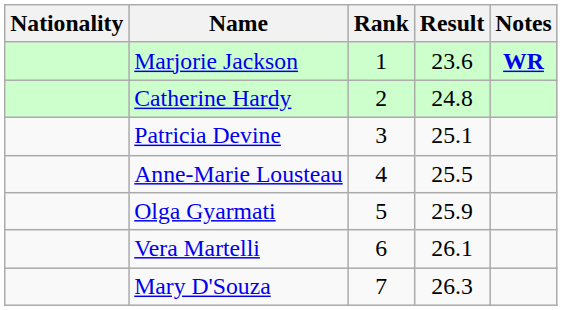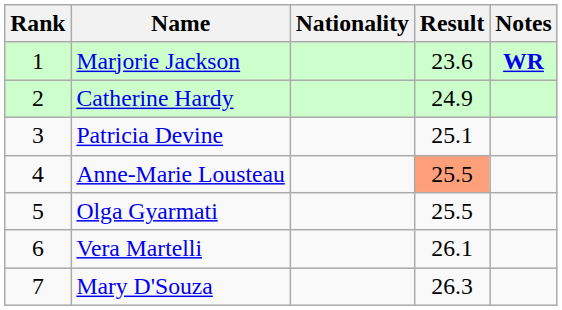columns swapped: (381, 23) <-> (67, 23)
(452, 98) 24.8 -> (452, 98) 24.9
(452, 173) no background -> (452, 173) lightsalmon background
(452, 211) 25.9 -> (452, 211) 25.5
